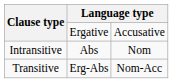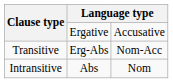rows swapped: (36, 68) <-> (36, 50)
